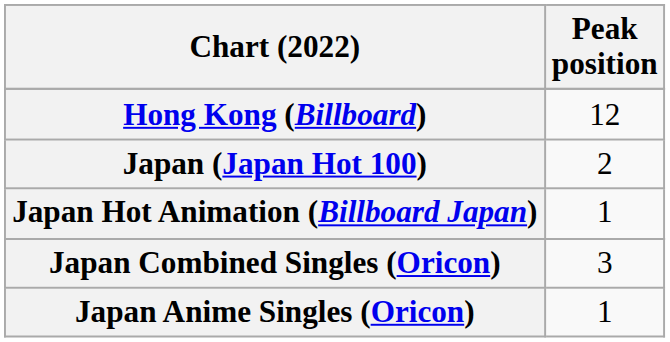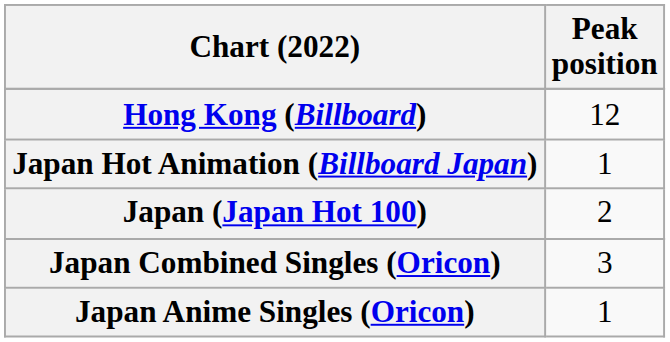rows swapped: (275, 163) <-> (275, 212)
